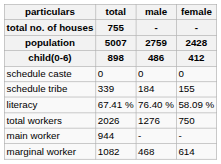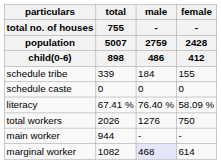rows swapped: (39, 74) <-> (37, 89)
(146, 151) no background -> (146, 151) lavender background
